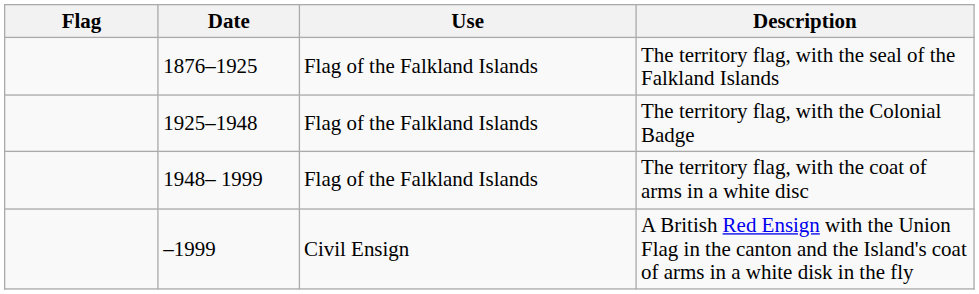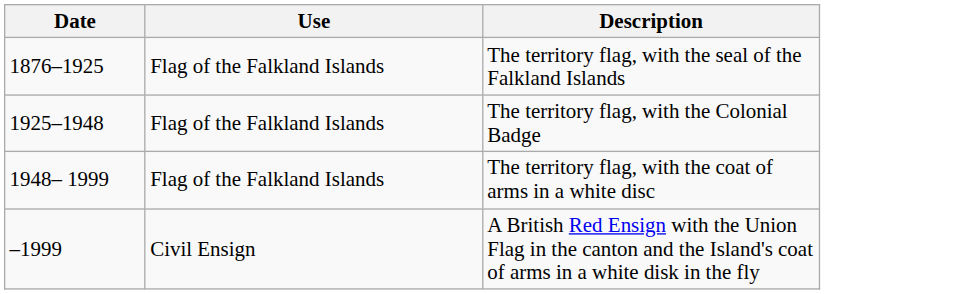- column: (82, 21)
